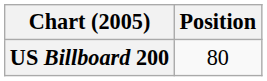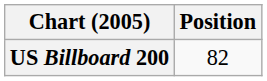(218, 57) 80 -> (218, 57) 82
